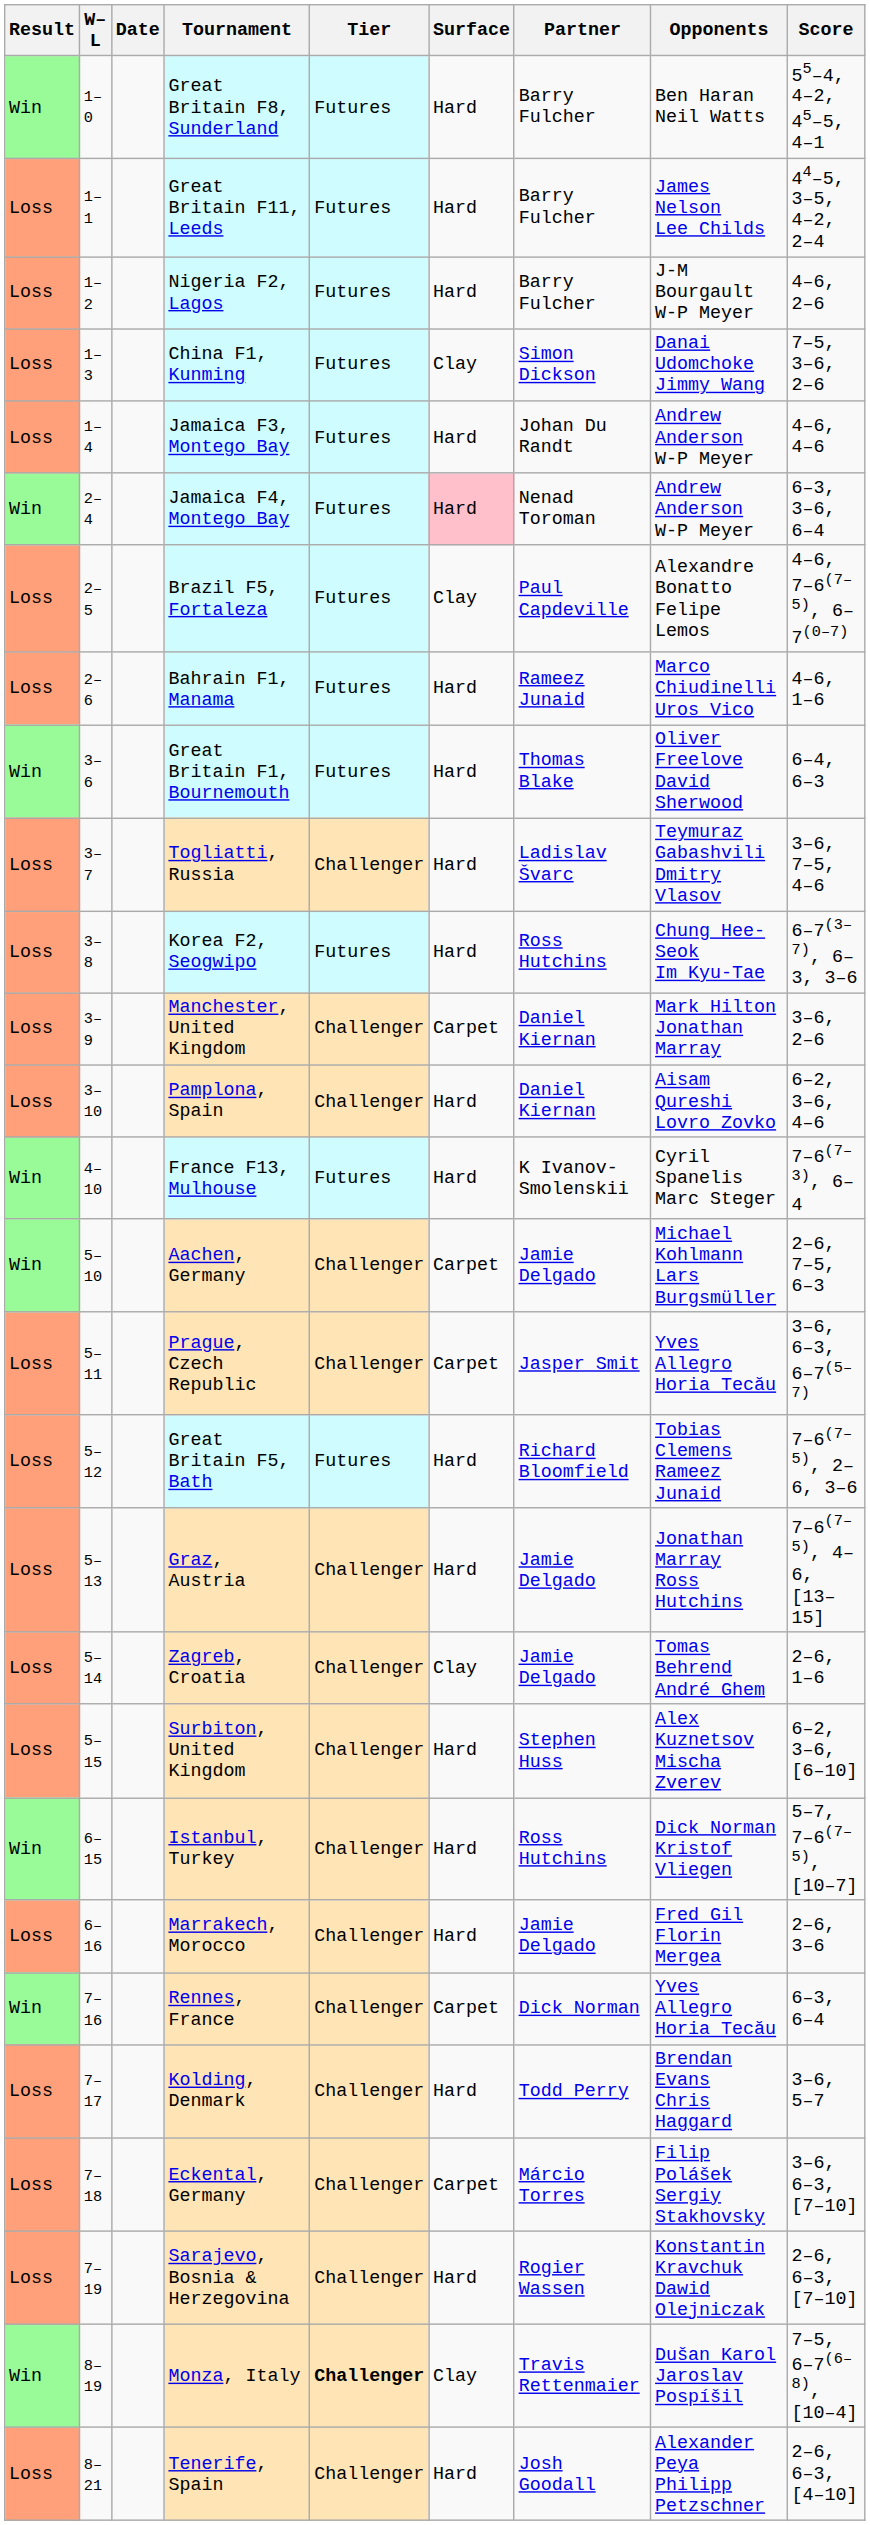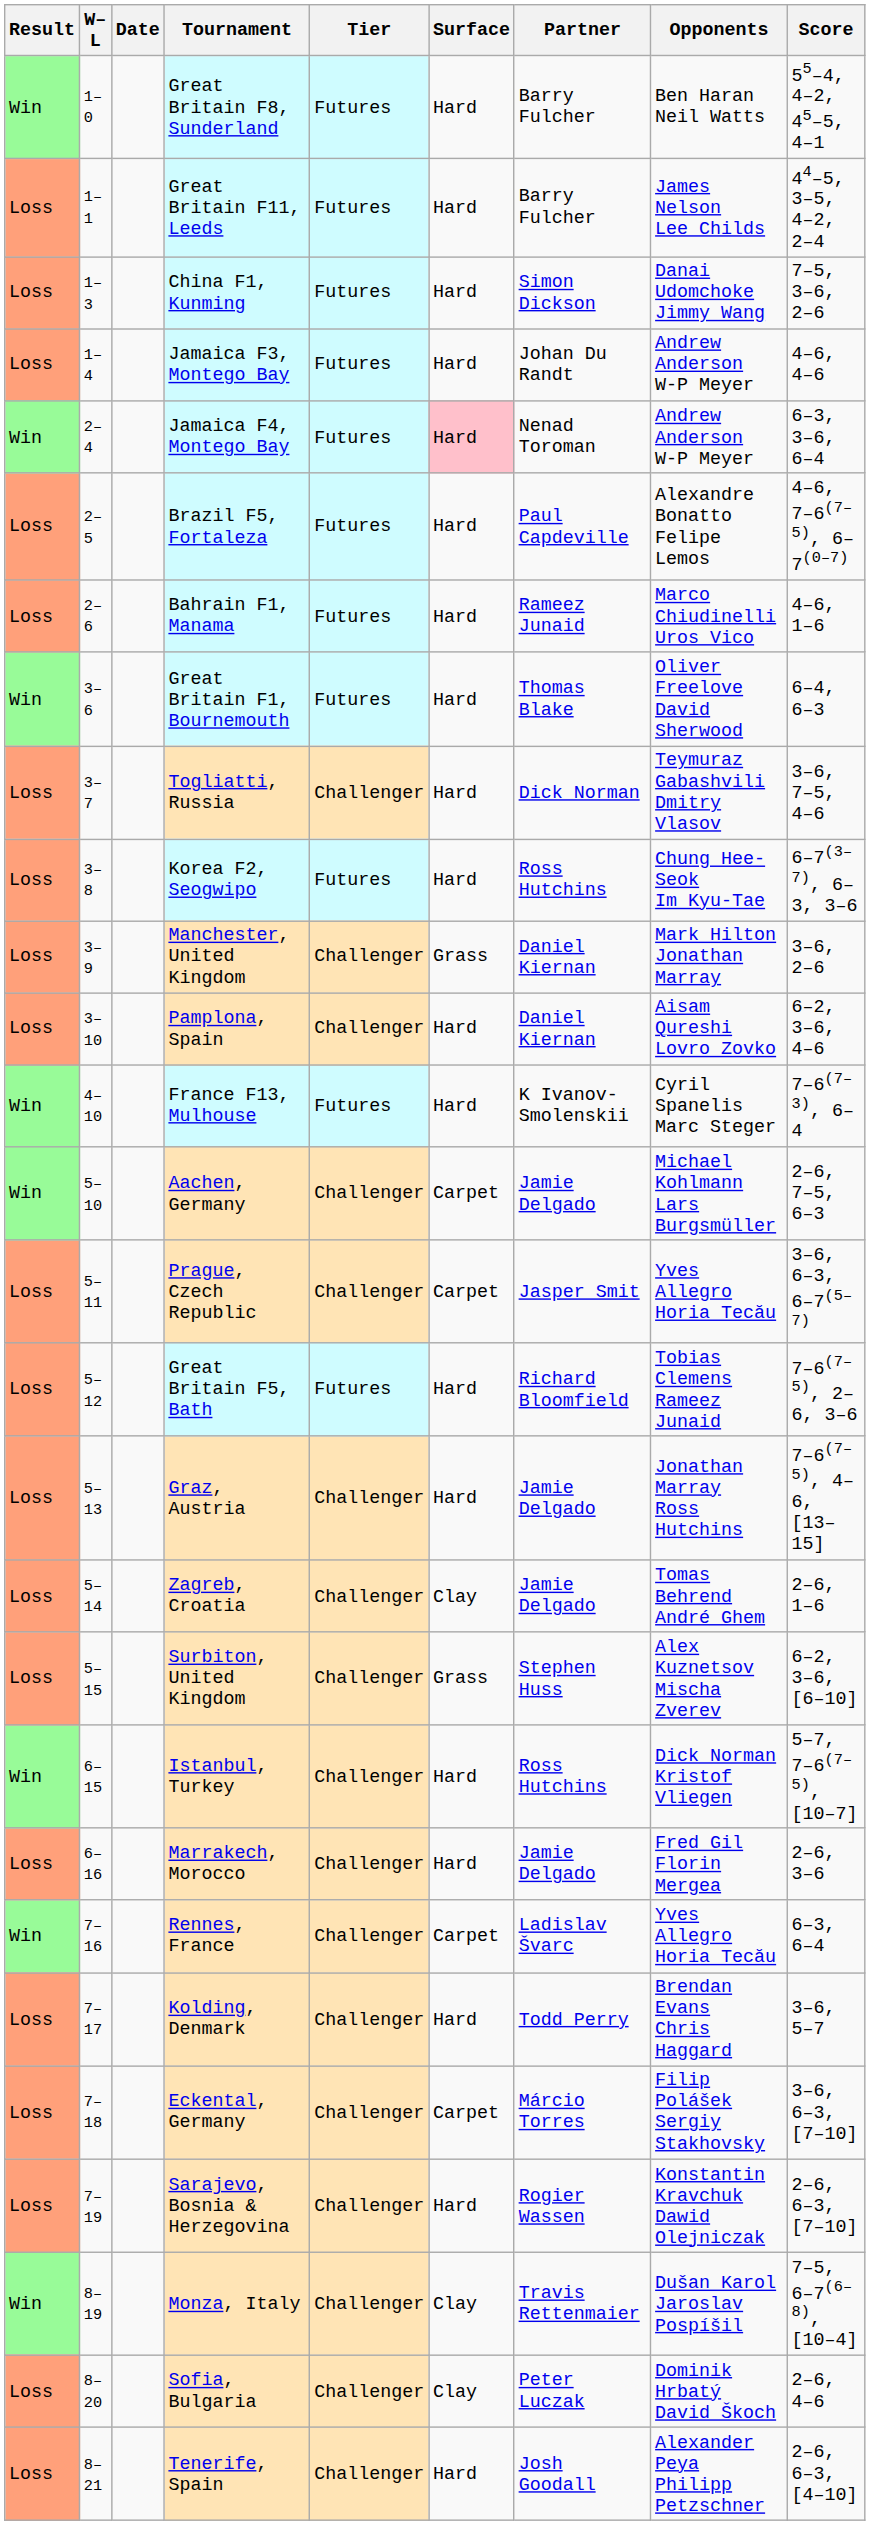- row: (229, 293)
(455, 365) Clay -> (455, 293) Hard
(455, 599) Clay -> (455, 527) Hard
(563, 865) Ladislav Švarc -> (579, 793) Dick Norman
(466, 1029) Carpet -> (460, 957) Grass
(455, 1751) Hard -> (460, 1679) Grass
(579, 2009) Dick Norman -> (563, 1936) Ladislav Švarc
(369, 2376) bold -> (369, 2304) normal
+ row: (212, 2391)
